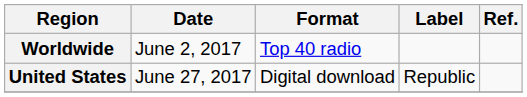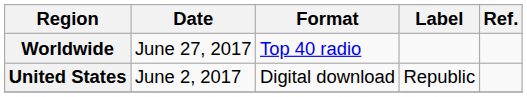(188, 48) June 2, 2017 -> (193, 48) June 27, 2017
(193, 77) June 27, 2017 -> (188, 77) June 2, 2017
